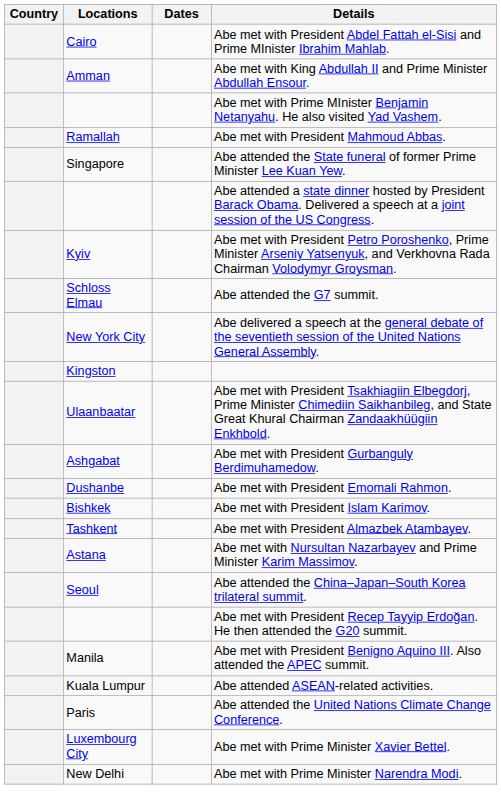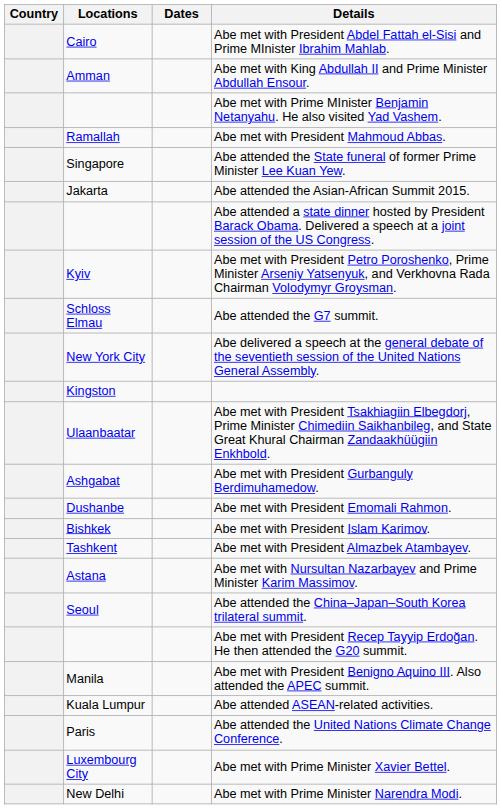+ row: (342, 191)
